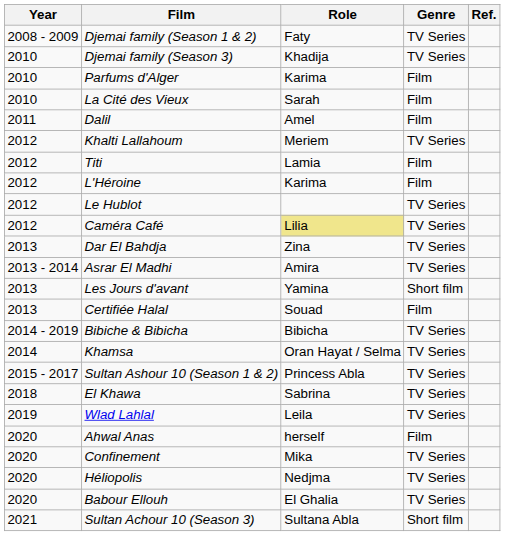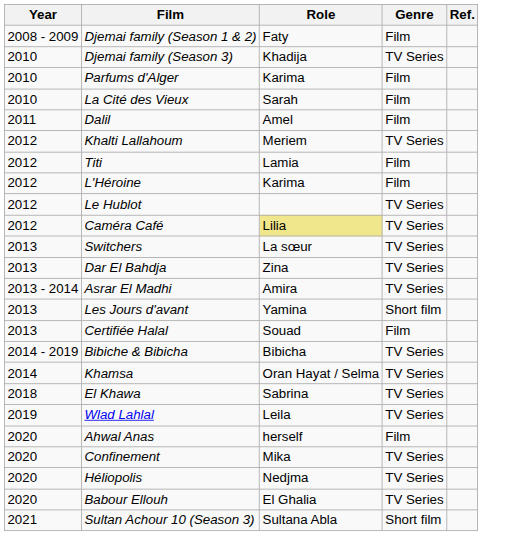(436, 36) TV Series -> (398, 36) Film
+ row: (113, 246)
- row: (181, 373)
